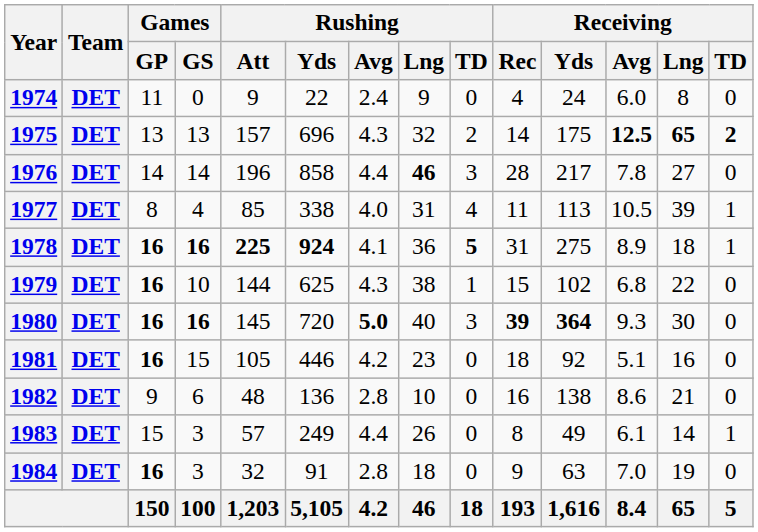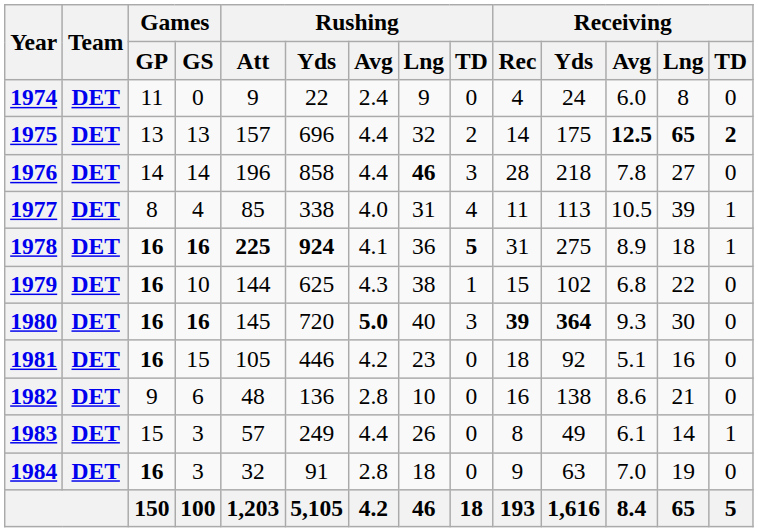(373, 135) 4.3 -> (373, 135) 4.4
(574, 172) 217 -> (574, 172) 218
